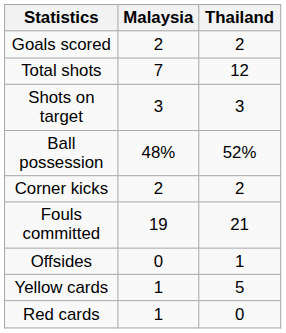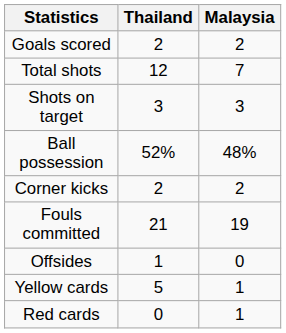columns swapped: (240, 17) <-> (158, 17)
